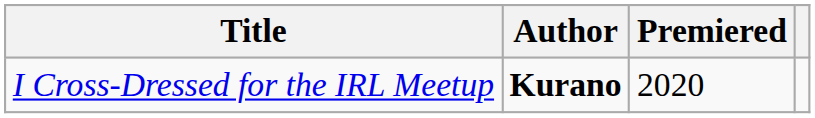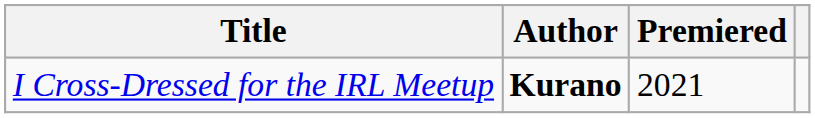(671, 84) 2020 -> (671, 84) 2021
